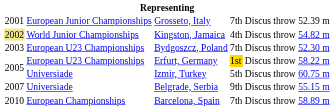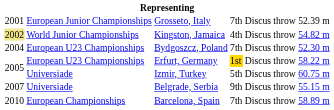(14, 48) 2003 -> (14, 48) 2004
